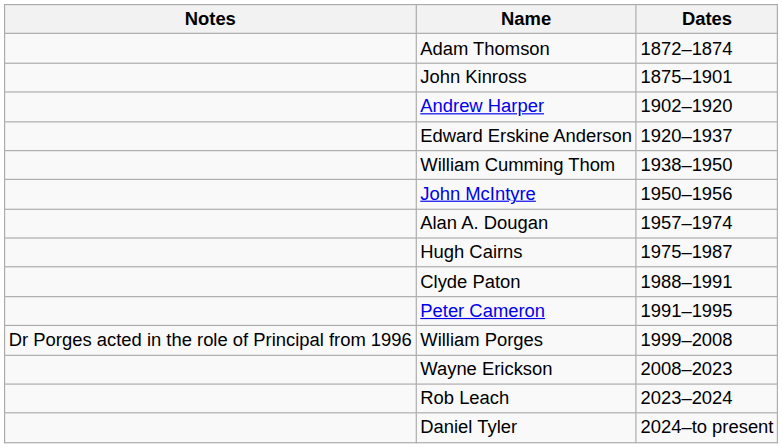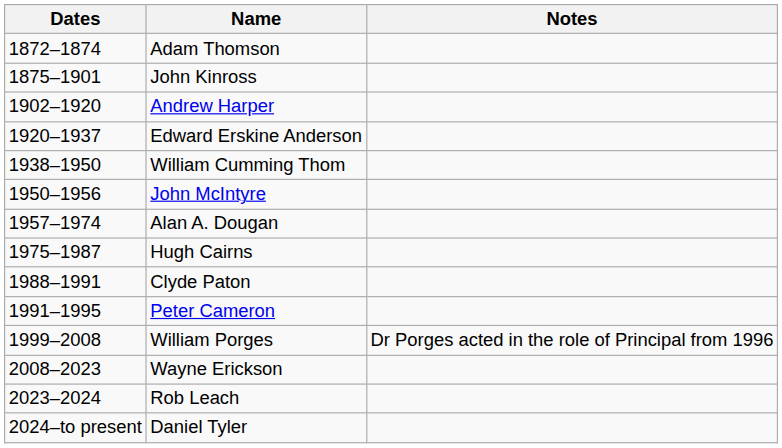columns swapped: (707, 19) <-> (210, 19)
